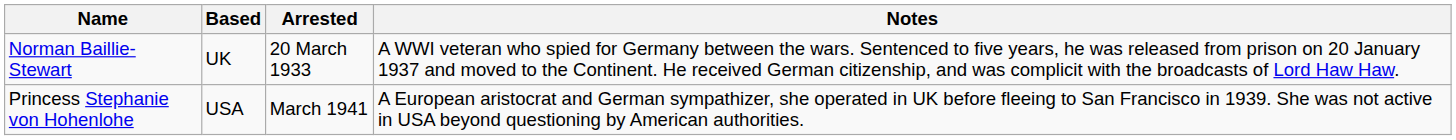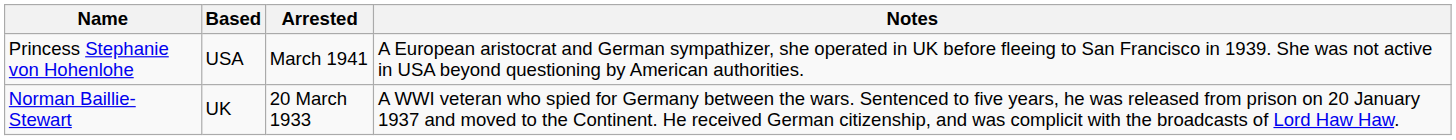rows swapped: (72, 59) <-> (89, 109)
